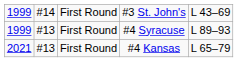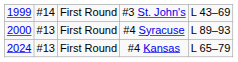(19, 30) 1999 -> (19, 30) 2000
(19, 48) 2021 -> (19, 48) 2024
